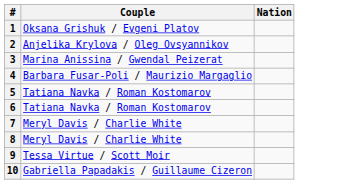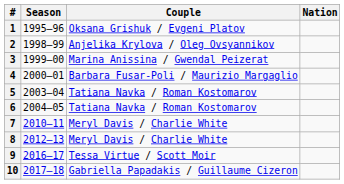+ column: (44, 12)
